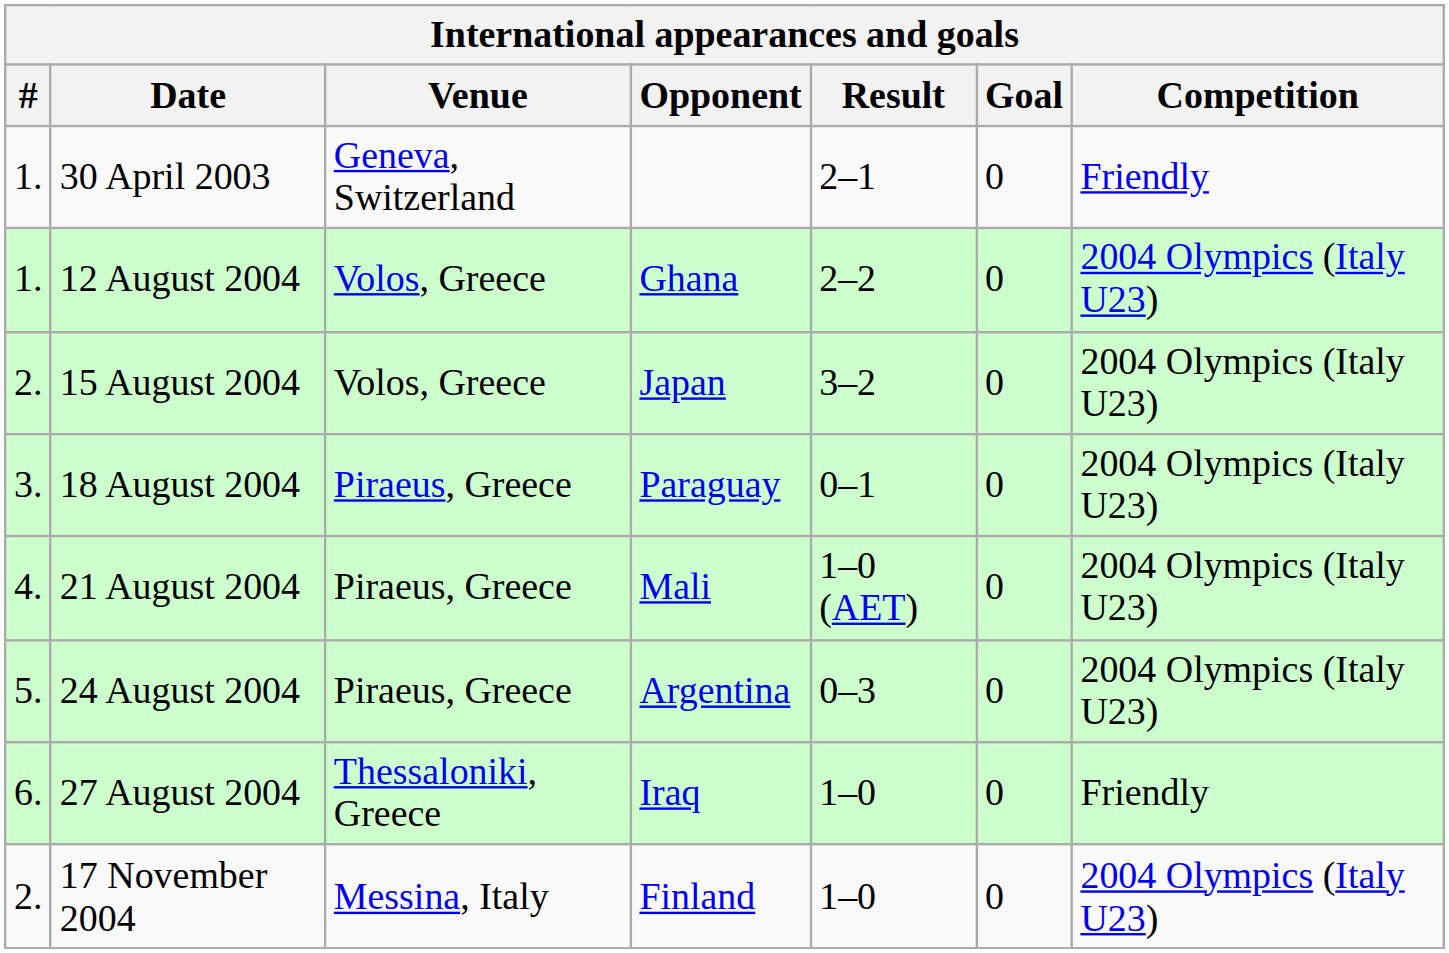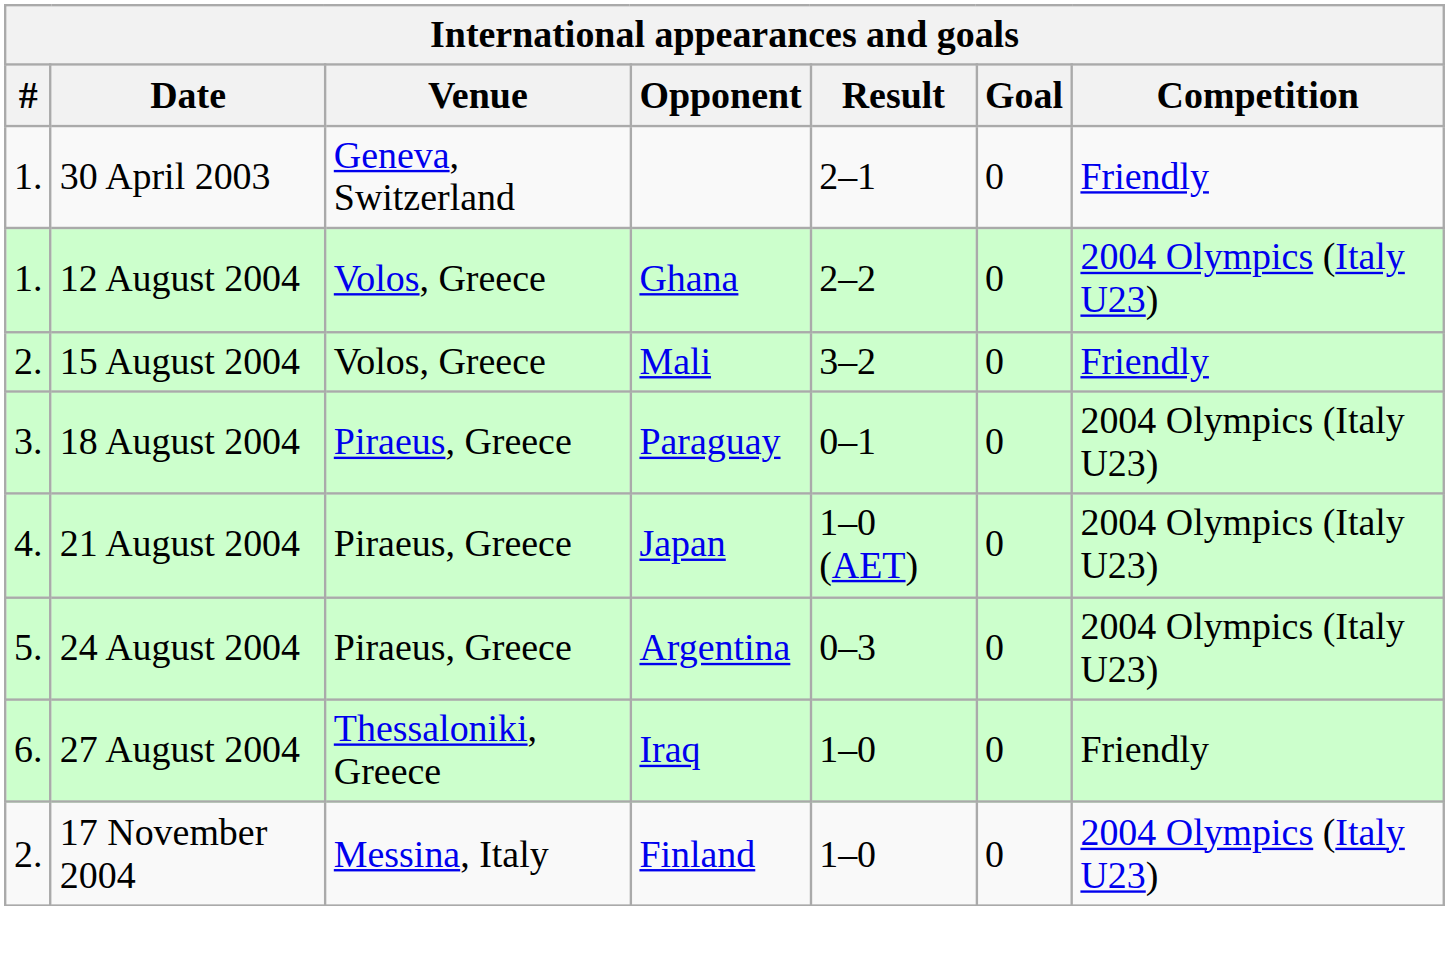(683, 381) Japan -> (675, 360) Mali
(1243, 381) 2004 Olympics (Italy U23) -> (1145, 360) Friendly
(675, 587) Mali -> (683, 544) Japan
